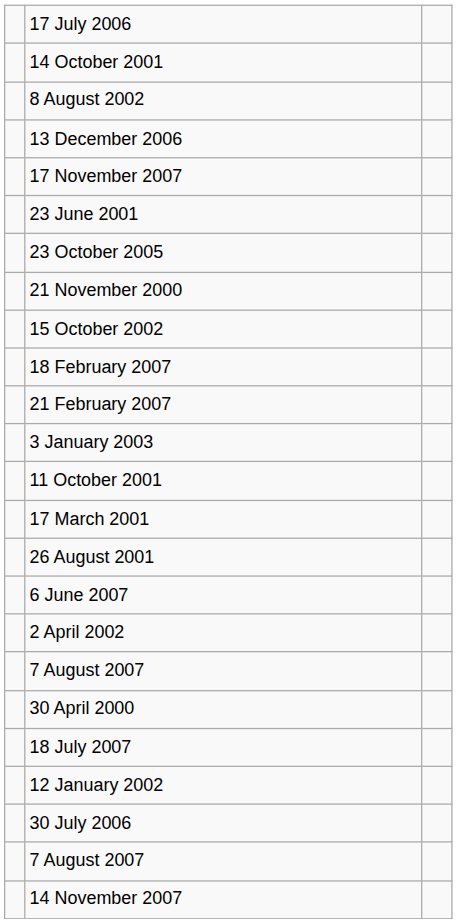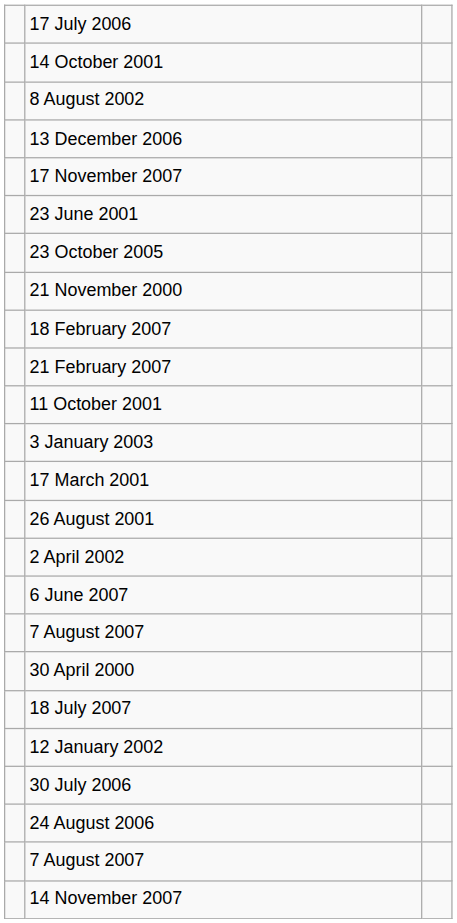- row: (15, 329)
rows swapped: (15, 443) <-> (15, 481)
rows swapped: (15, 633) <-> (15, 595)
+ row: (15, 823)
